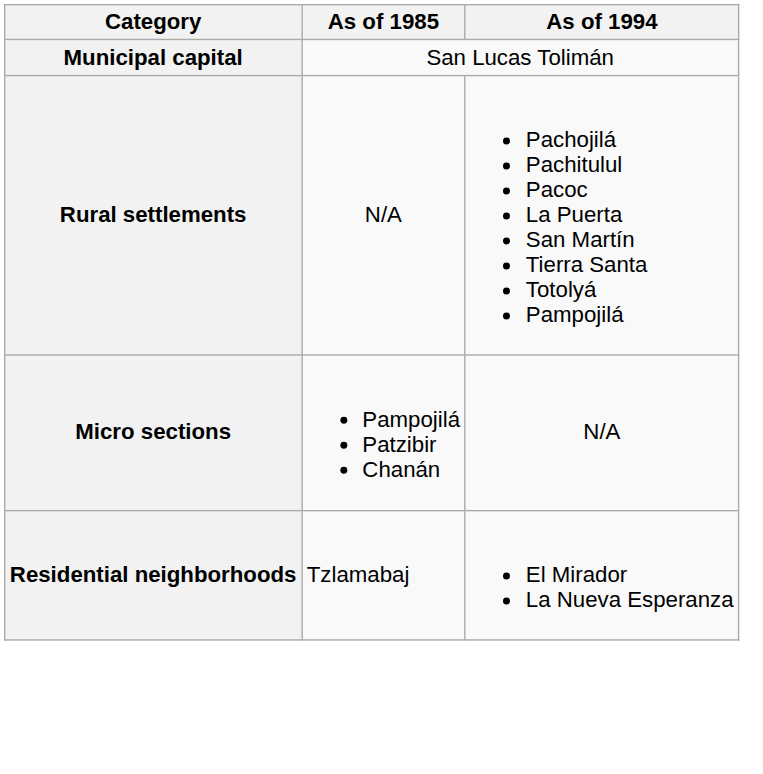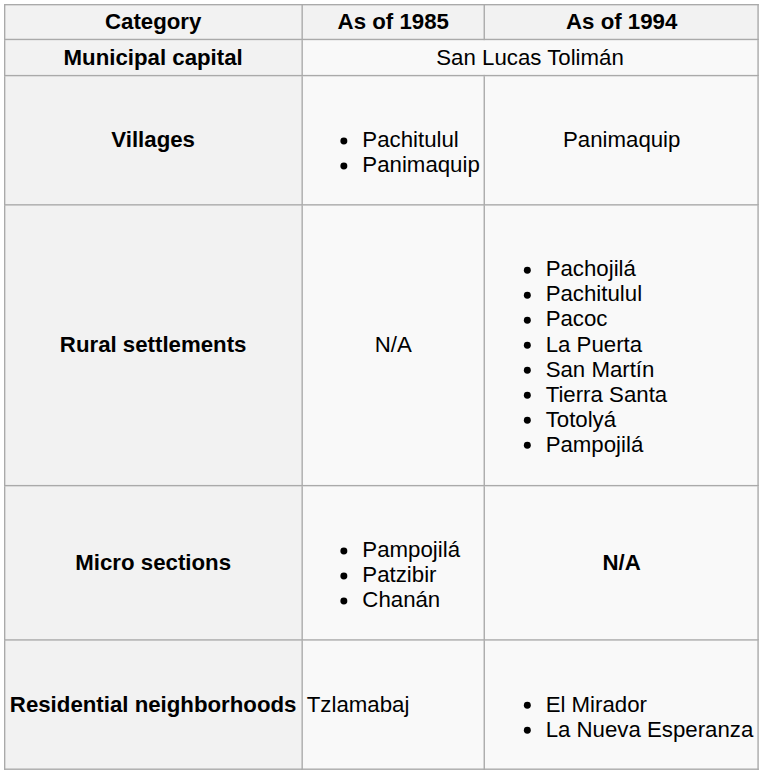+ row: (153, 139)
(602, 432) normal -> (622, 562) bold
